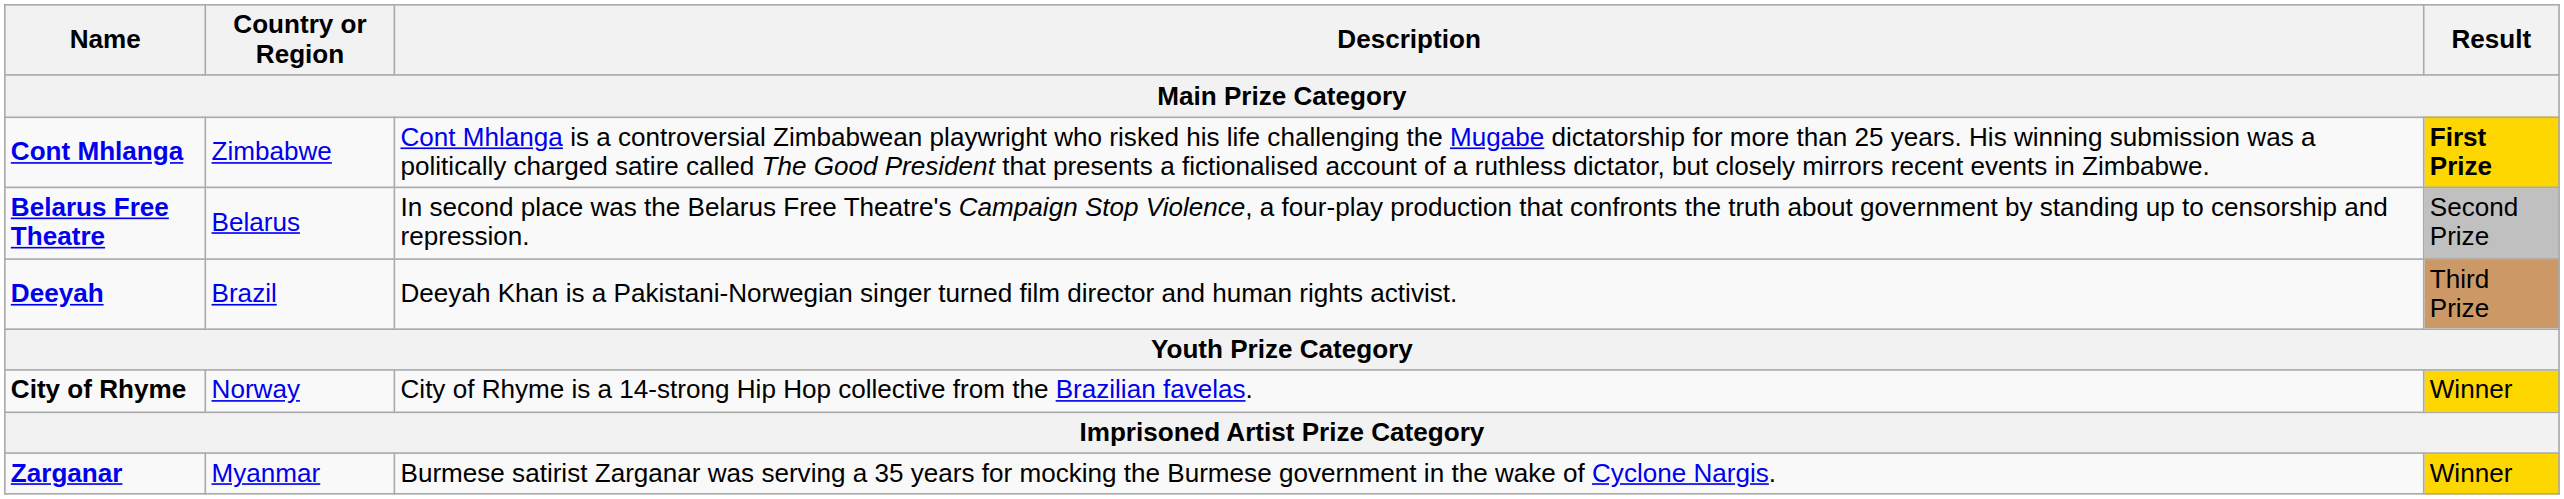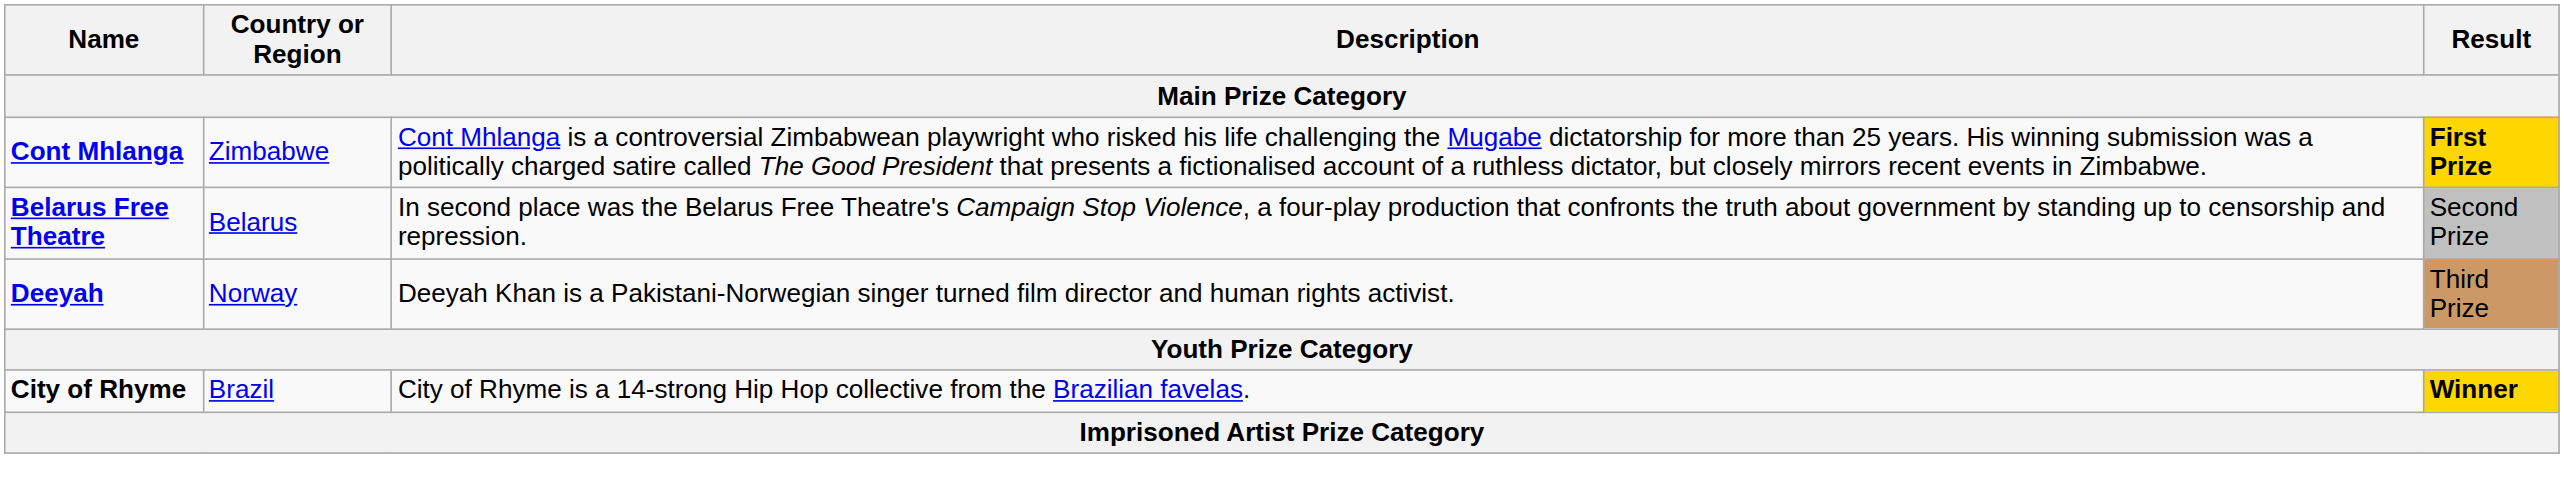(244, 293) Brazil -> (253, 293) Norway
(256, 390) Norway -> (241, 390) Brazil
(2471, 390) normal -> (2474, 390) bold
- row: (67, 473)
